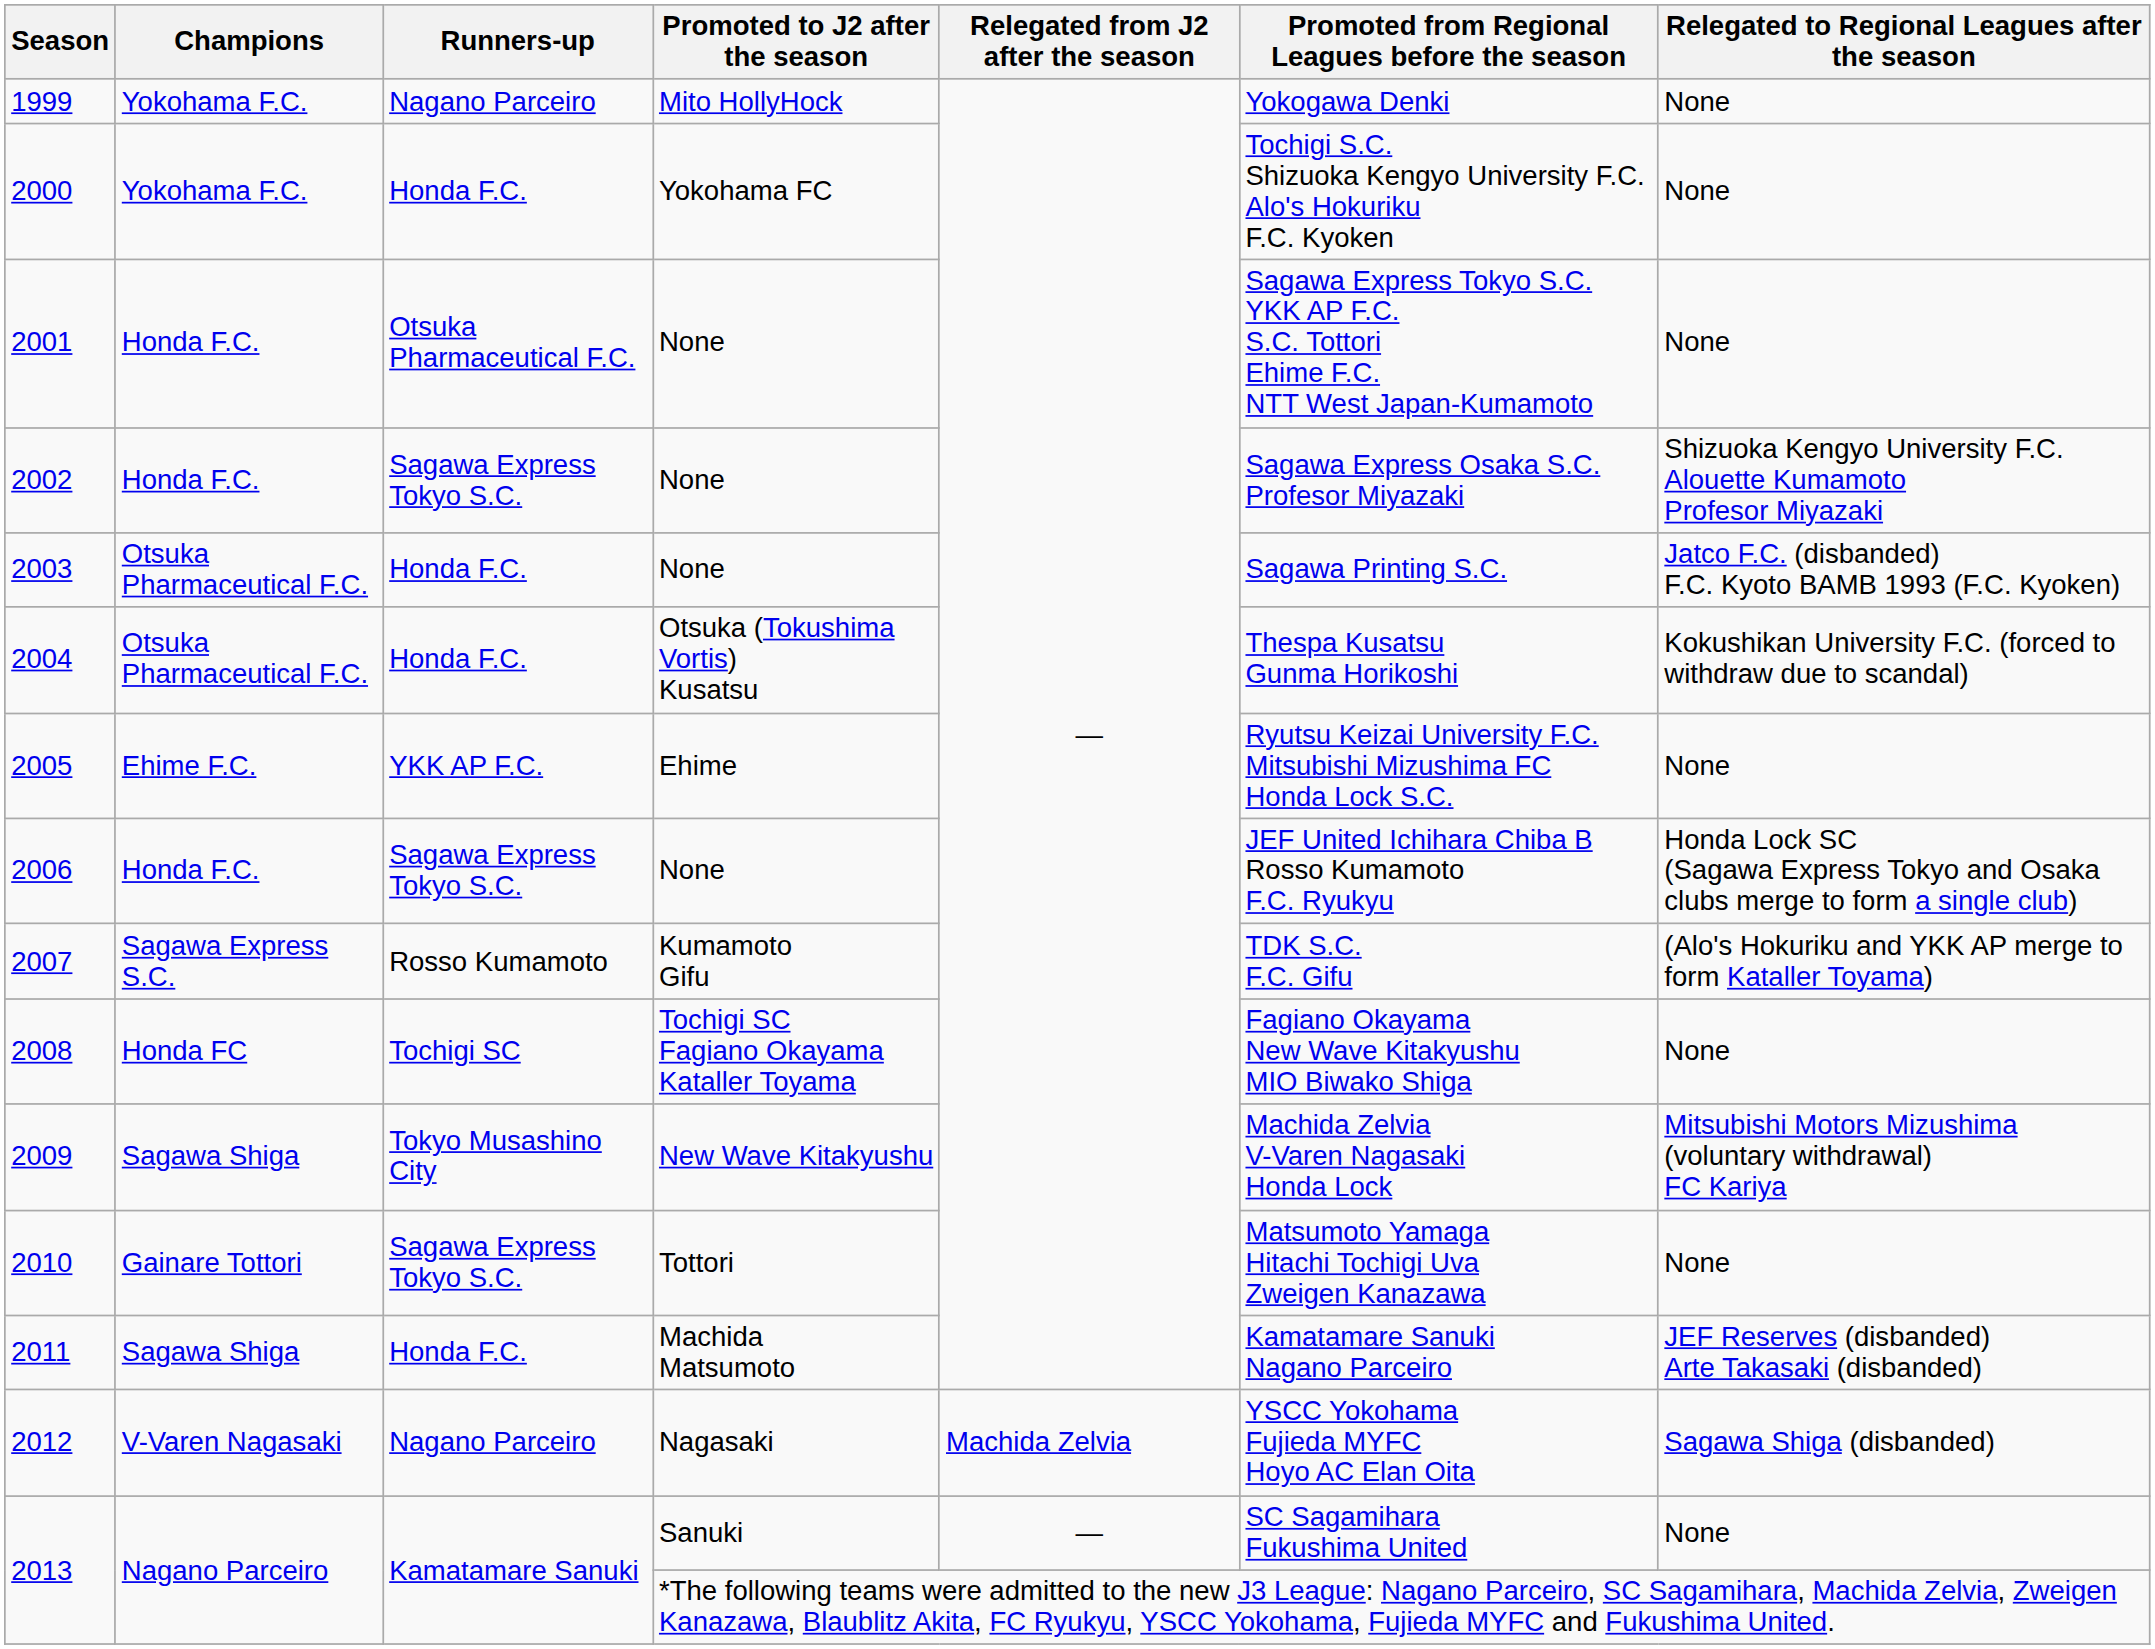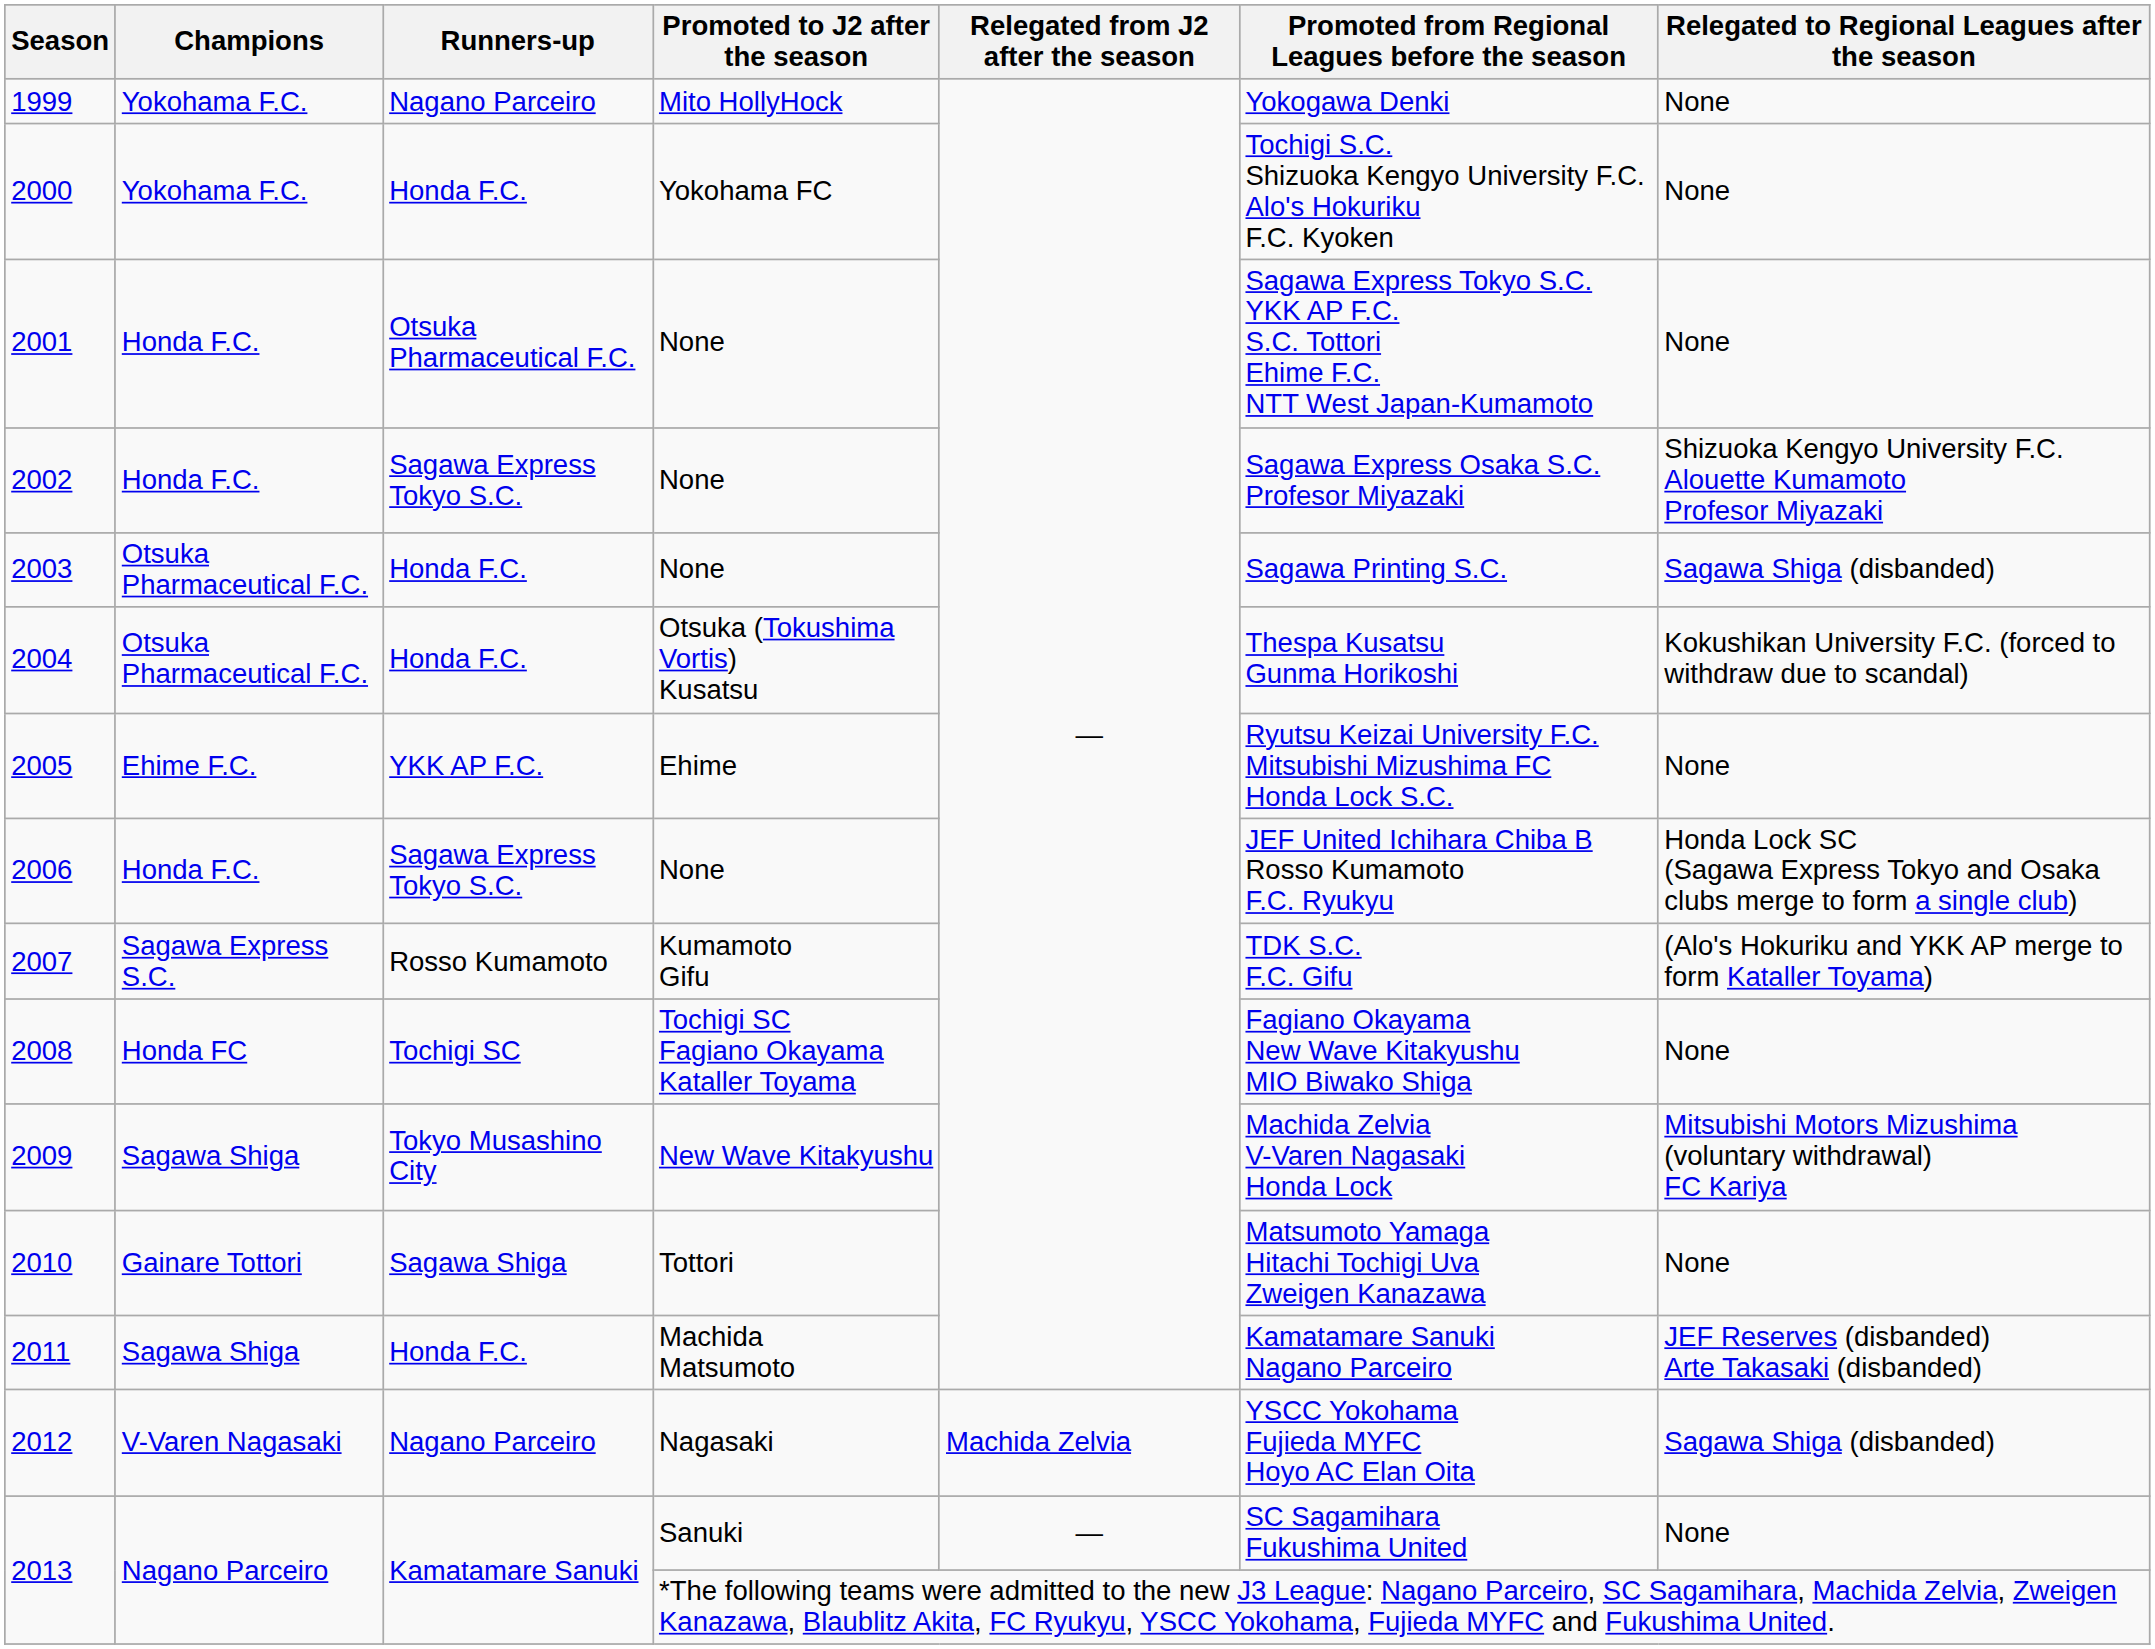(1892, 569) Jatco F.C. (disbanded) F.C. Kyoto BAMB 1993 (F.C. Kyoken) -> (1830, 569) Sagawa Shiga (disbanded)
(492, 1262) Sagawa Express Tokyo S.C. -> (478, 1262) Sagawa Shiga
